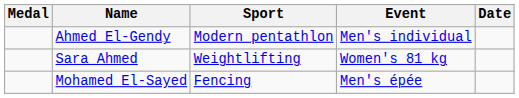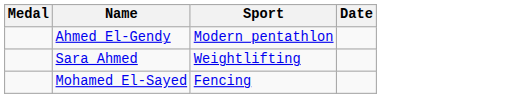- column: (406, 16)
